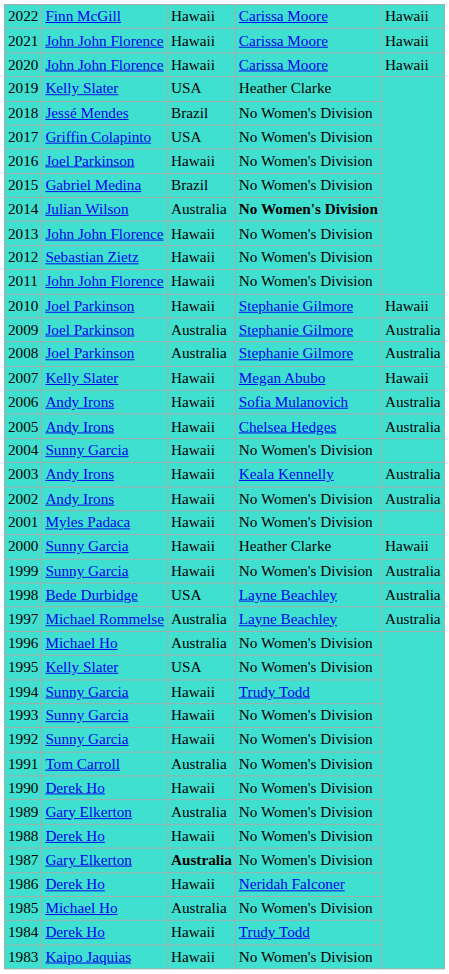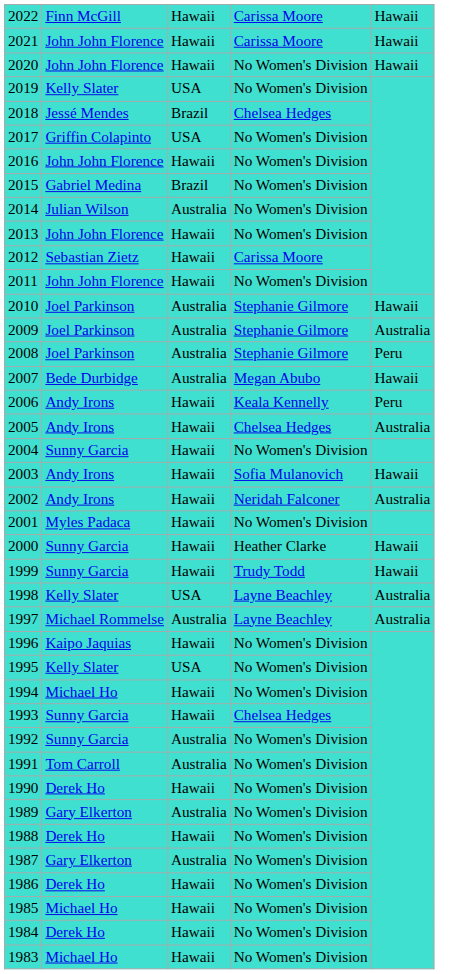(283, 64) Carissa Moore -> (301, 64) No Women's Division
(285, 88) Heather Clarke -> (301, 88) No Women's Division
(306, 112) No Women's Division -> (282, 112) Chelsea Hedges
(90, 161) Joel Parkinson -> (104, 161) John John Florence
(308, 209) bold -> (301, 209) normal
(306, 257) No Women's Division -> (278, 257) Carissa Moore
(193, 305) Hawaii -> (199, 305) Australia
(413, 354) Australia -> (388, 354) Peru
(82, 378) Kelly Slater -> (92, 378) Bede Durbidge
(193, 378) Hawaii -> (199, 378) Australia
(293, 402) Sofia Mulanovich -> (281, 402) Keala Kennelly
(413, 402) Australia -> (388, 402) Peru
(286, 474) Keala Kennelly -> (288, 474) Sofia Mulanovich
(413, 474) Australia -> (397, 474) Hawaii
(306, 498) No Women's Division -> (287, 498) Neridah Falconer
(306, 570) No Women's Division -> (269, 570) Trudy Todd
(413, 570) Australia -> (397, 570) Hawaii
(92, 595) Bede Durbidge -> (82, 595) Kelly Slater
(81, 643) Michael Ho -> (88, 643) Kaipo Jaquias
(199, 643) Australia -> (193, 643) Hawaii
(87, 691) Sunny Garcia -> (81, 691) Michael Ho
(274, 691) Trudy Todd -> (301, 691) No Women's Division
(306, 715) No Women's Division -> (282, 715) Chelsea Hedges
(193, 739) Hawaii -> (199, 739) Australia
(201, 860) bold -> (199, 860) normal
(292, 884) Neridah Falconer -> (301, 884) No Women's Division
(199, 908) Australia -> (193, 908) Hawaii
(274, 932) Trudy Todd -> (301, 932) No Women's Division
(88, 956) Kaipo Jaquias -> (81, 956) Michael Ho
